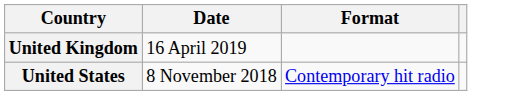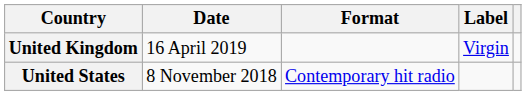+ column: (486, 18)
